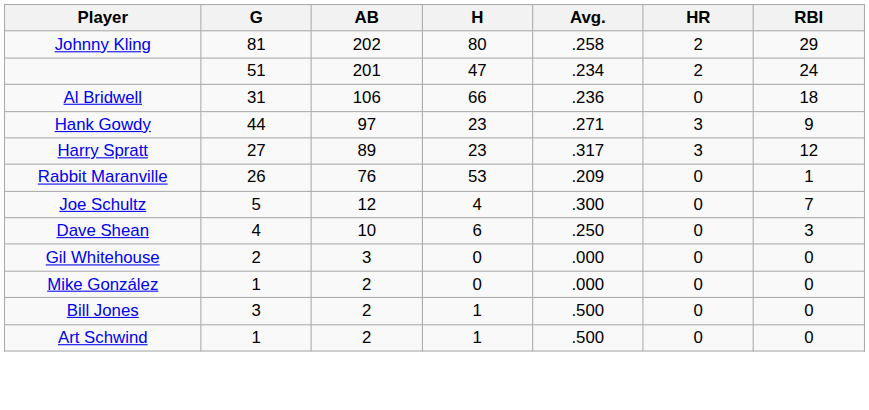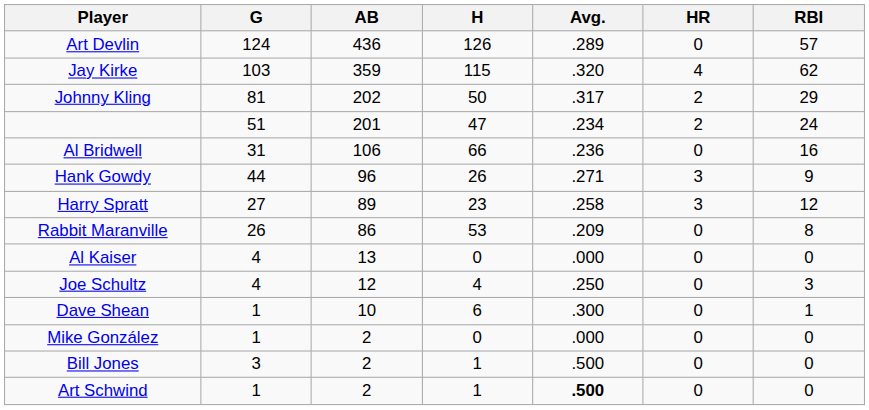+ row: (103, 44)
+ row: (103, 71)
(477, 44) 80 -> (477, 97) 50
(588, 44) .258 -> (588, 97) .317
(809, 97) 18 -> (809, 151) 16
(367, 124) 97 -> (367, 177) 96
(477, 124) 23 -> (477, 177) 26
(588, 151) .317 -> (588, 204) .258
(367, 177) 76 -> (367, 230) 86
(809, 177) 1 -> (809, 230) 8
+ row: (103, 257)
(256, 204) 5 -> (256, 284) 4
(588, 204) .300 -> (588, 284) .250
(809, 204) 7 -> (809, 284) 3
(256, 230) 4 -> (256, 310) 1
(588, 230) .250 -> (588, 310) .300
(809, 230) 3 -> (809, 310) 1
- row: (103, 257)
(588, 337) normal -> (588, 390) bold
